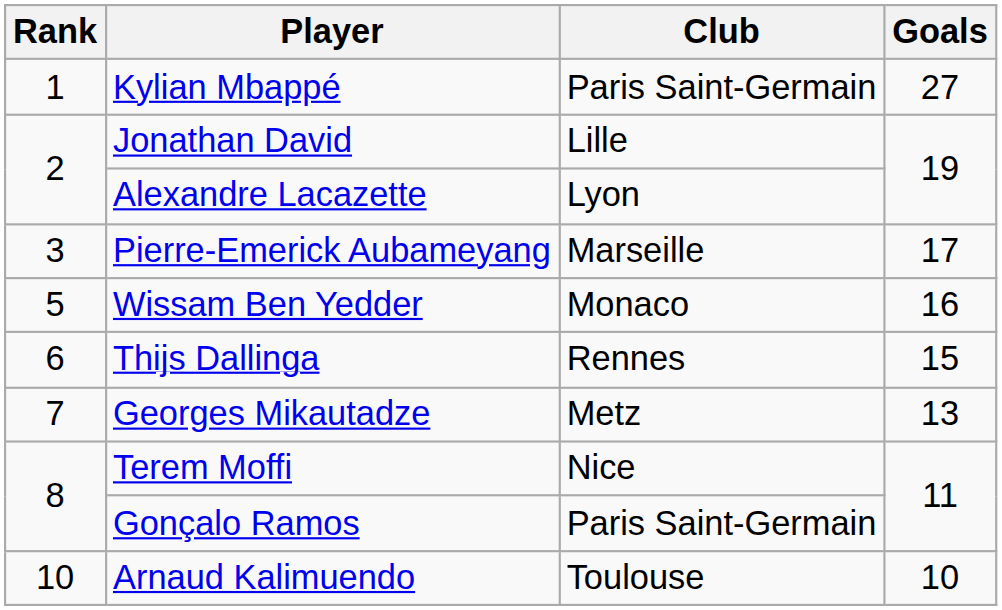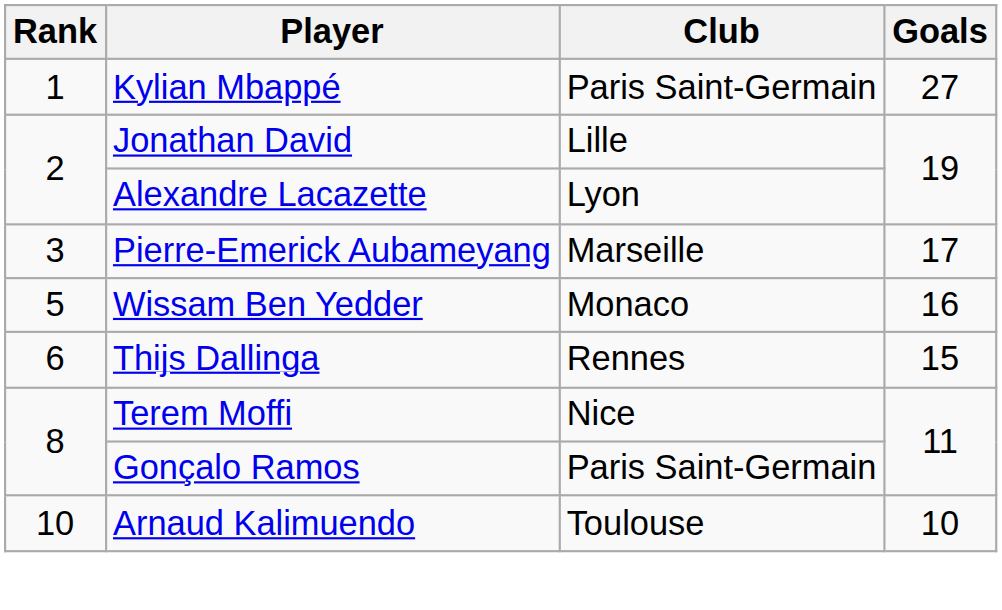- row: (272, 413)
